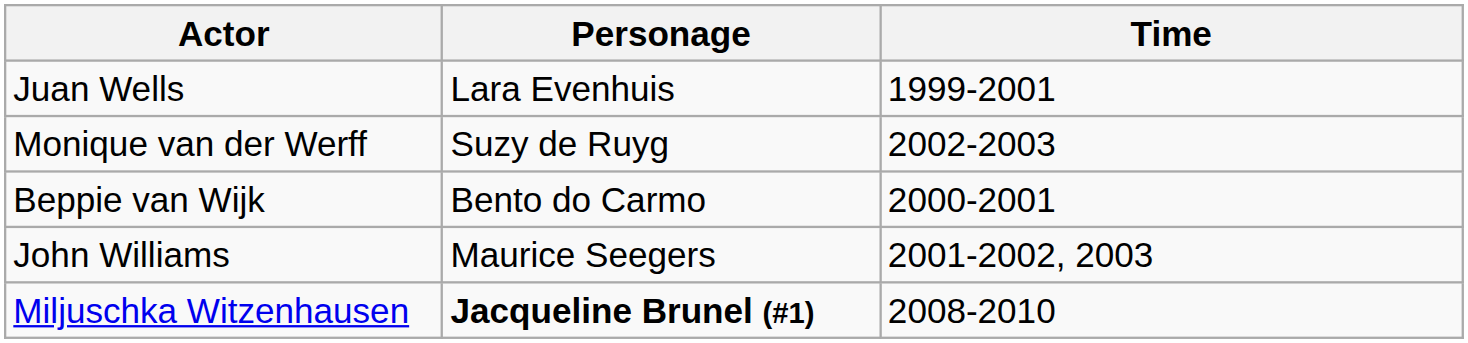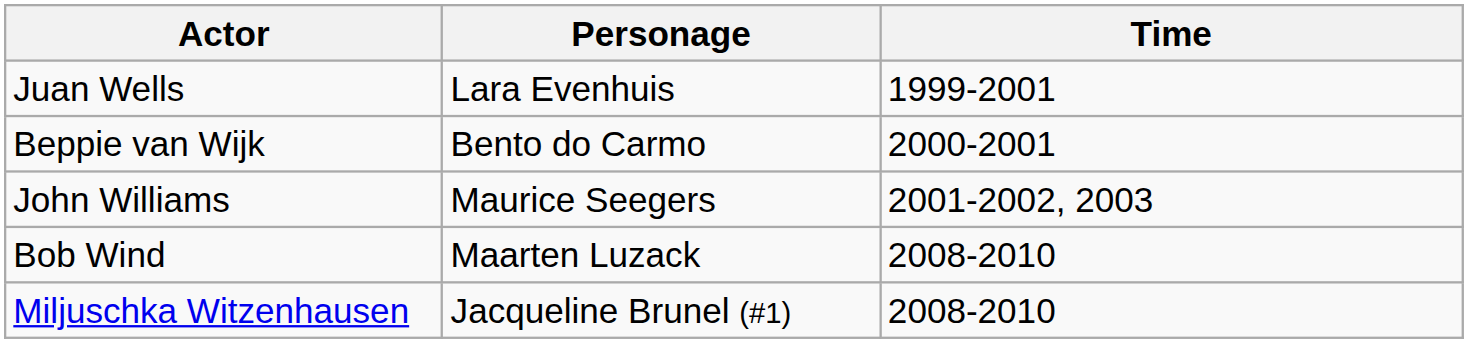- row: (190, 144)
+ row: (89, 255)
(633, 311) bold -> (621, 311) normal
